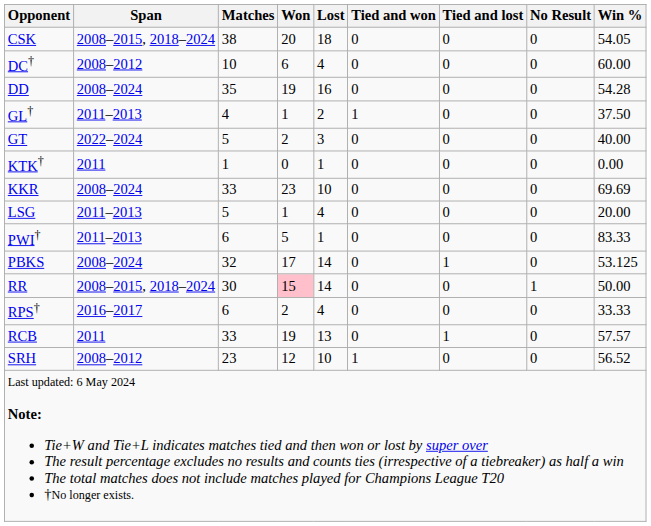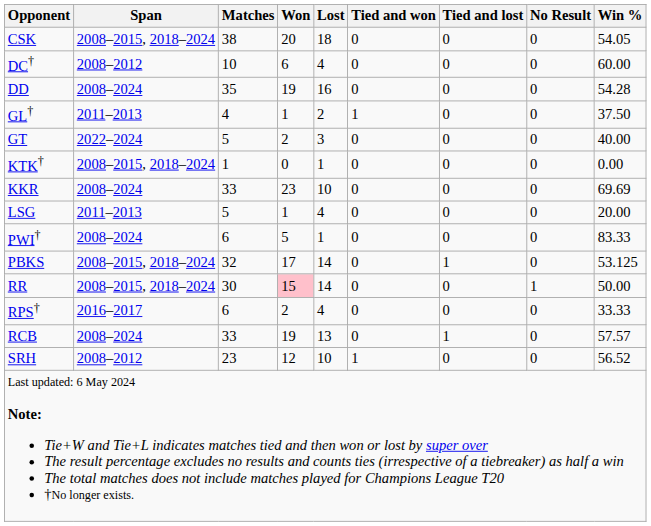(91, 164) 2011 -> (146, 164) 2008–2015, 2018–2024
(109, 237) 2011–2013 -> (110, 237) 2008–2024
(110, 262) 2008–2024 -> (146, 262) 2008–2015, 2018–2024
(91, 335) 2011 -> (110, 335) 2008–2024
